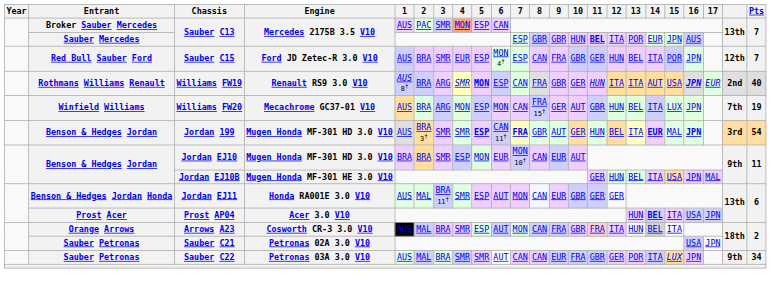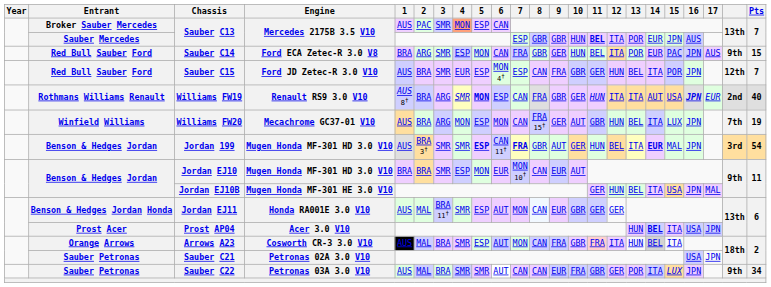+ row: (102, 53)
(694, 133) bold -> (694, 147) normal
